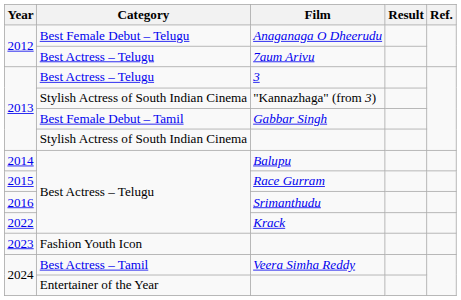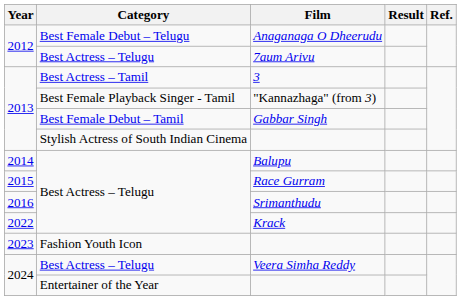(97, 77) Best Actress – Telugu -> (94, 77) Best Actress – Tamil
(143, 98) Stylish Actress of South Indian Cinema -> (137, 98) Best Female Playback Singer - Tamil
(94, 264) Best Actress – Tamil -> (97, 264) Best Actress – Telugu
